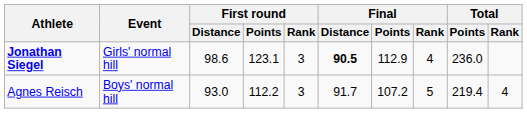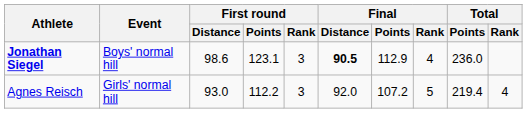(137, 59) Girls' normal hill -> (138, 59) Boys' normal hill
(138, 92) Boys' normal hill -> (137, 92) Girls' normal hill
(345, 92) 91.7 -> (345, 92) 92.0
